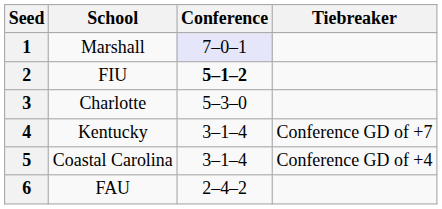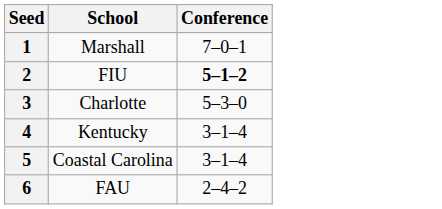- column: (354, 18)
(225, 47) lavender background -> (225, 47) no background
